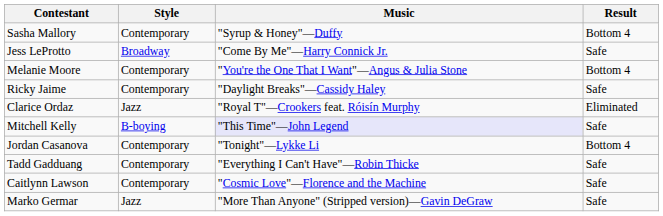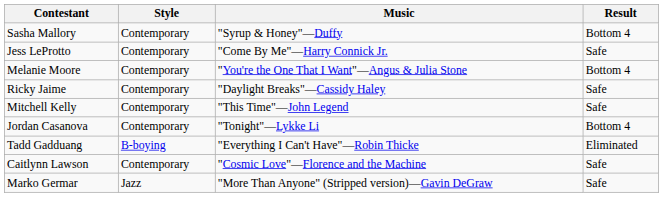(145, 51) Broadway -> (155, 51) Contemporary
- row: (40, 107)
(143, 126) B-boying -> (155, 107) Contemporary
(283, 126) lavender background -> (283, 107) no background
(155, 164) Contemporary -> (143, 145) B-boying
(596, 164) Safe -> (612, 145) Eliminated
